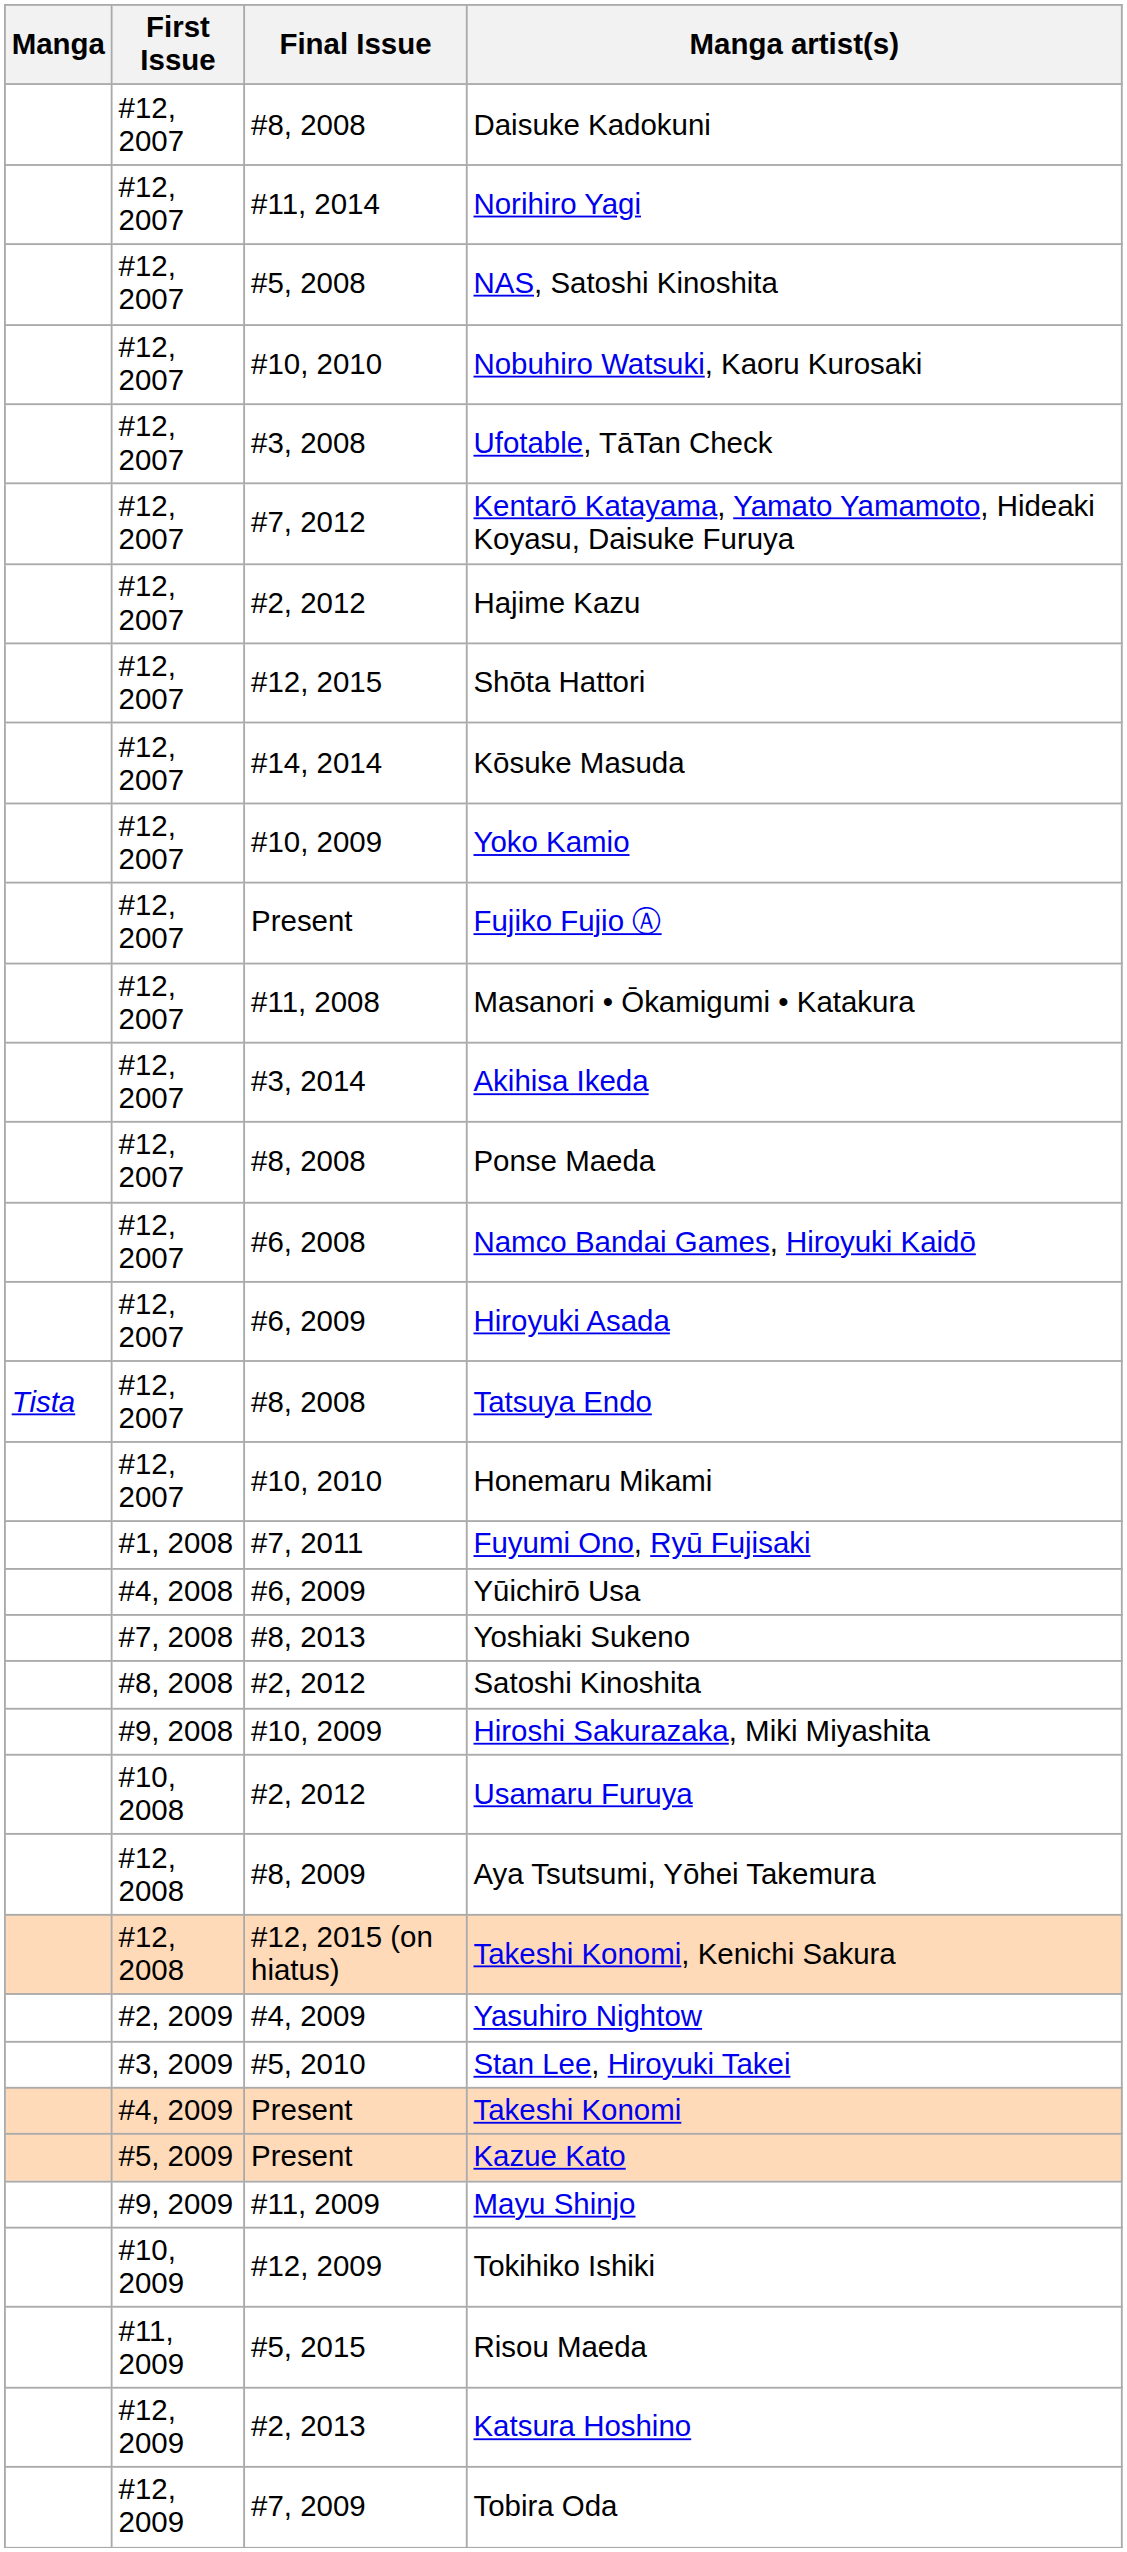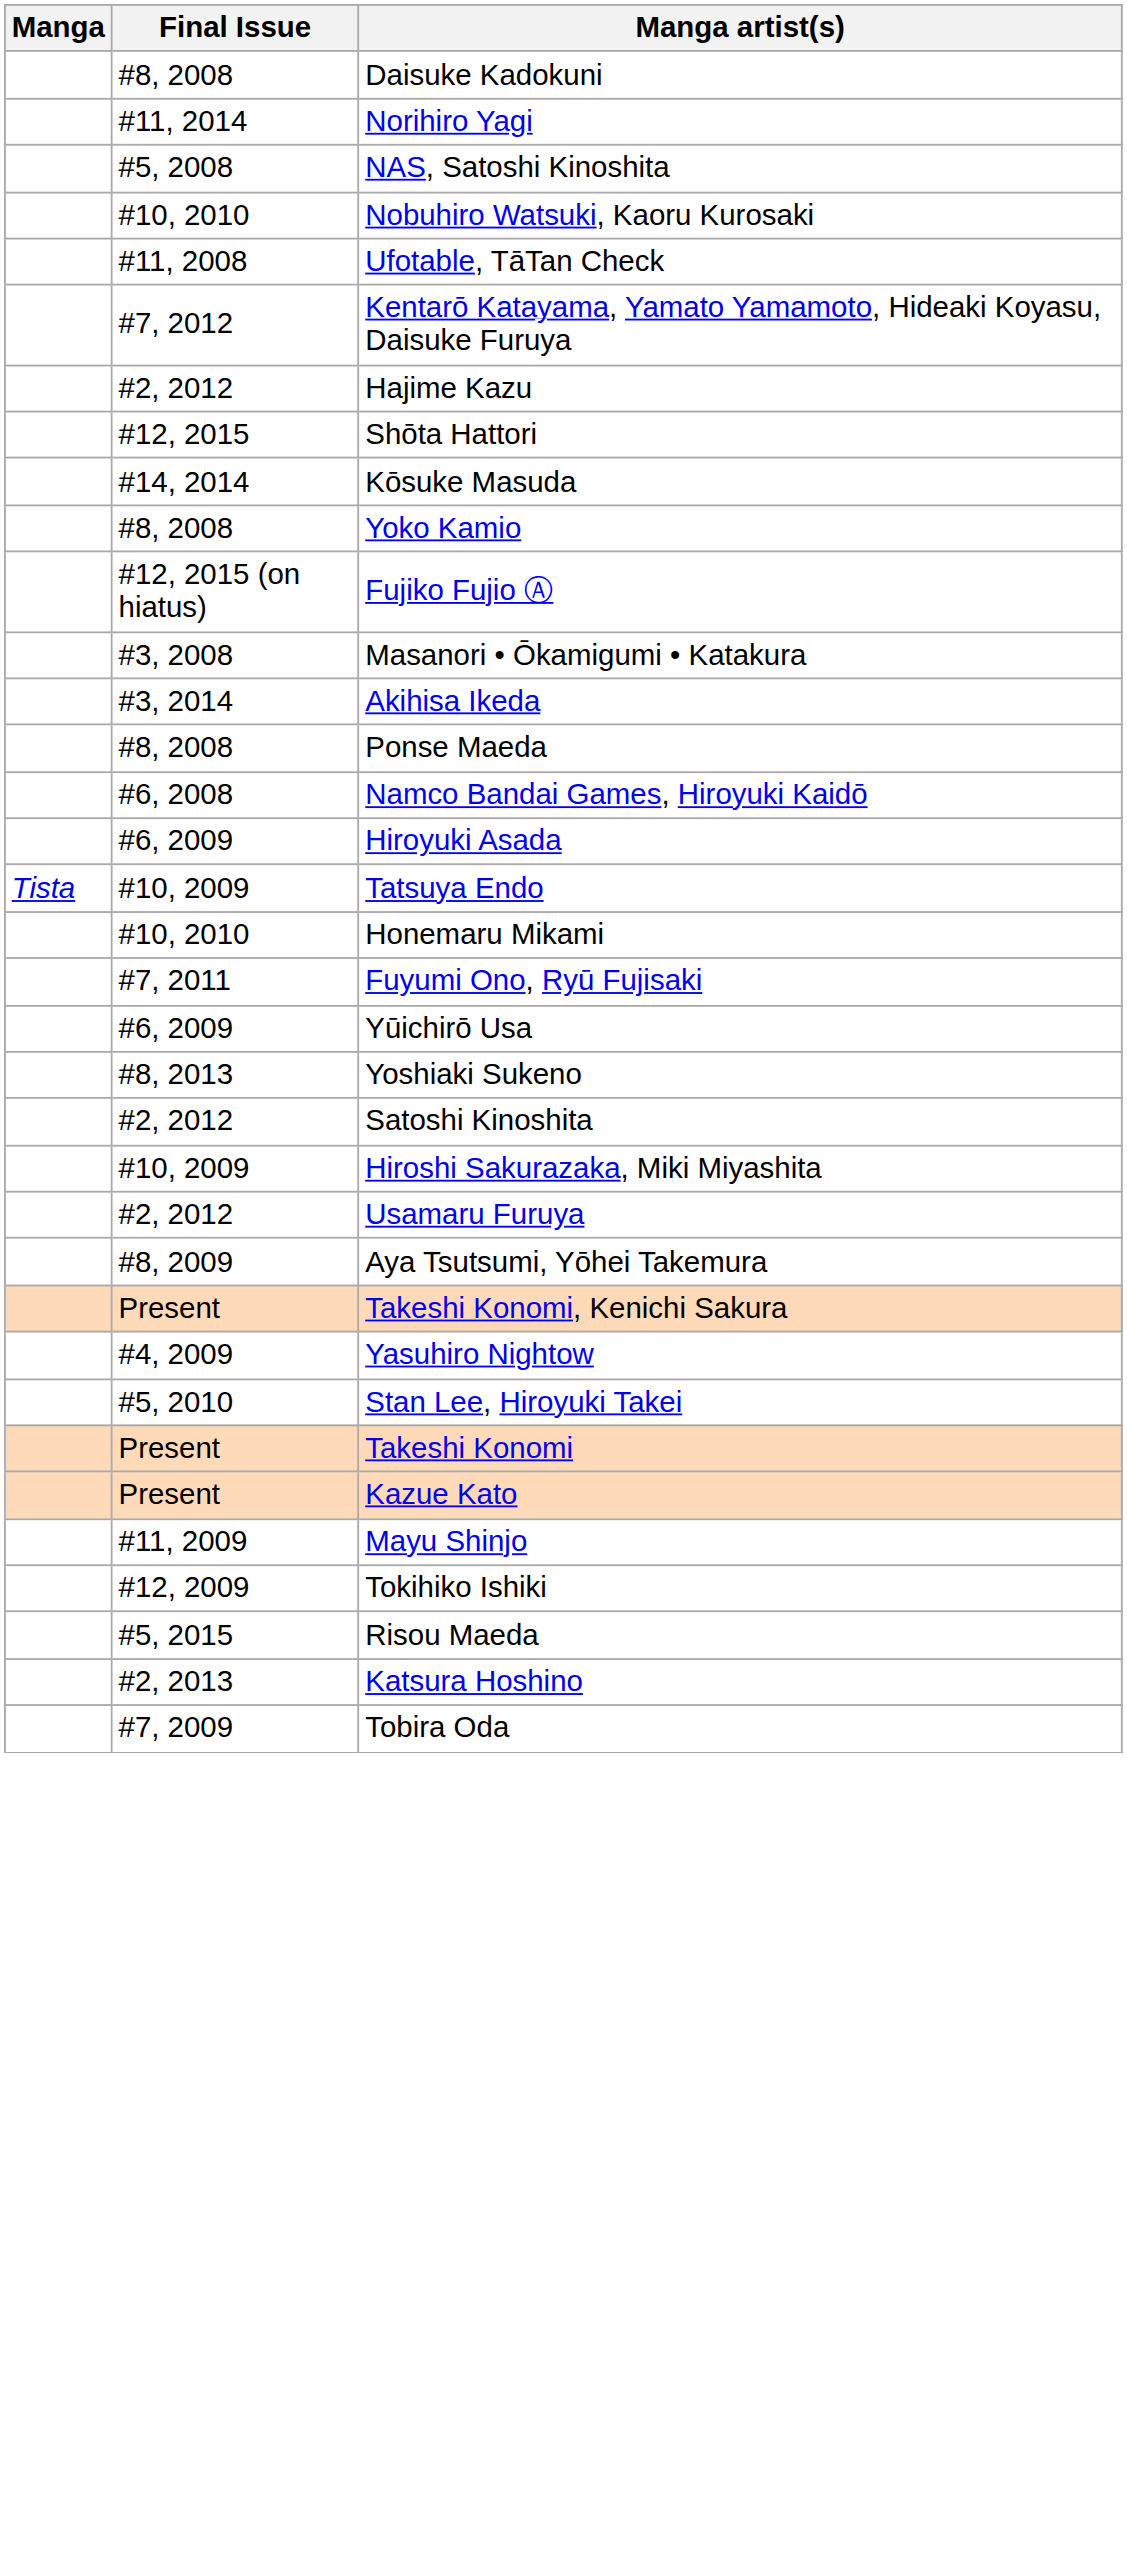- column: (178, 44)
(308, 443) #3, 2008 -> (183, 261) #11, 2008
(317, 842) #10, 2009 -> (176, 527) #8, 2008
(302, 922) Present -> (209, 591) #12, 2015 (on hiatus)
(315, 1002) #11, 2008 -> (176, 654) #3, 2008
(308, 1401) #8, 2008 -> (184, 887) #10, 2009
(342, 1953) #12, 2015 (on hiatus) -> (169, 1308) Present
